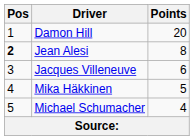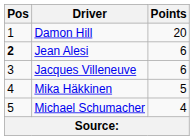(183, 51) 8 -> (183, 51) 6
